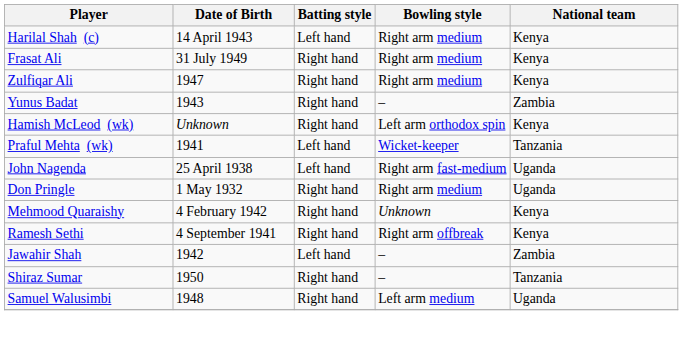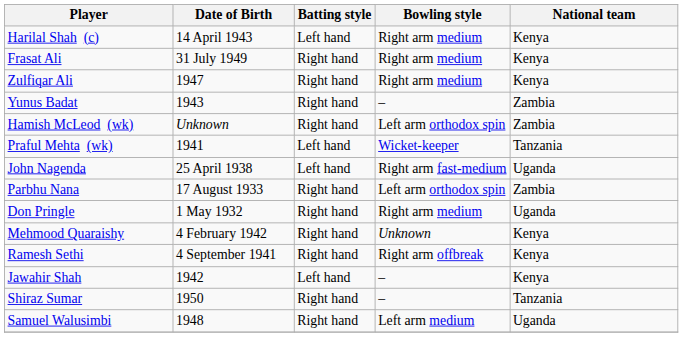(531, 124) Kenya -> (534, 124) Zambia
+ row: (43, 189)
(534, 255) Zambia -> (531, 277) Kenya
